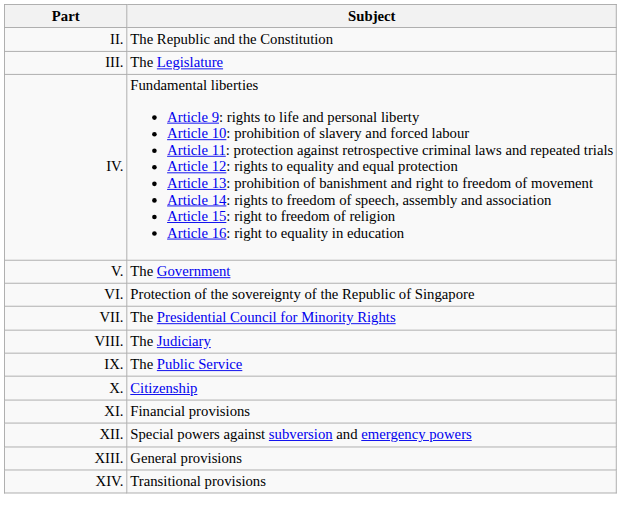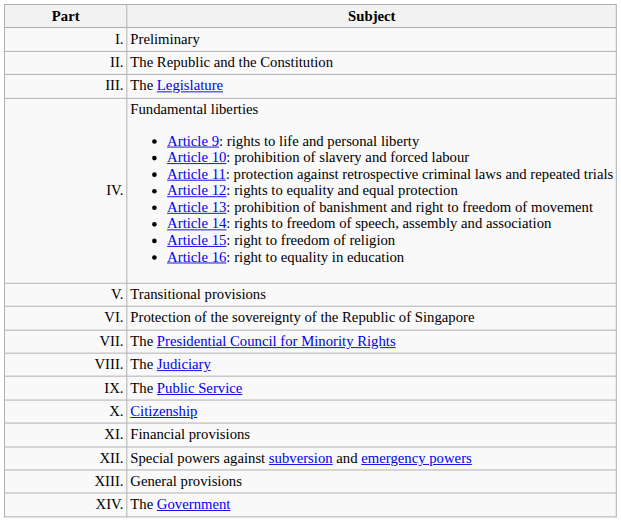+ row: (119, 39)
(180, 271) The Government -> (198, 294) Transitional provisions
(198, 481) Transitional provisions -> (180, 504) The Government
